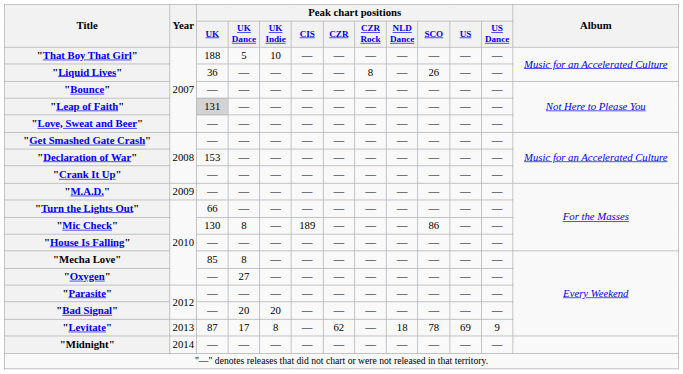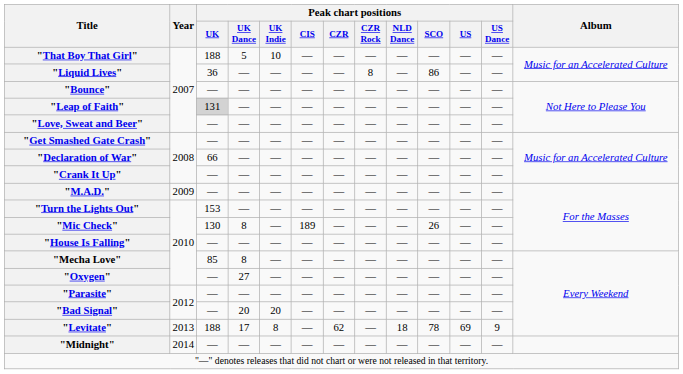(434, 72) 26 -> (434, 72) 86
(212, 157) 153 -> (212, 157) 66
(212, 208) 66 -> (212, 208) 153
(434, 225) 86 -> (434, 225) 26
(212, 327) 87 -> (212, 327) 188
